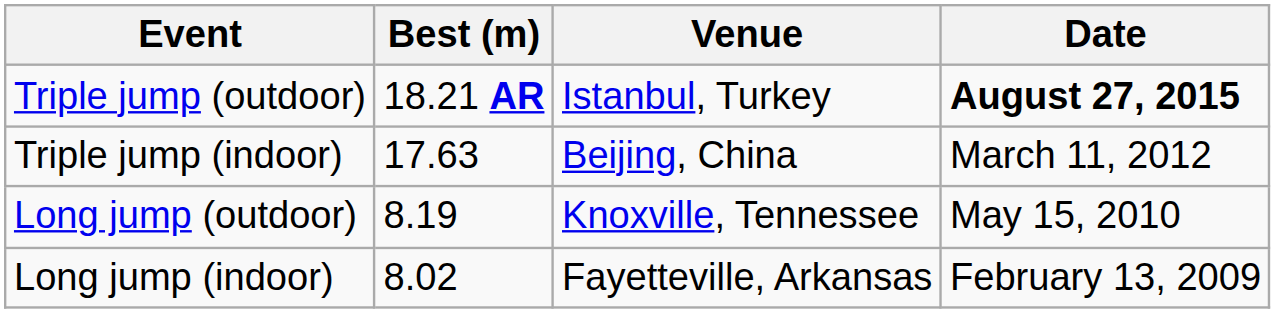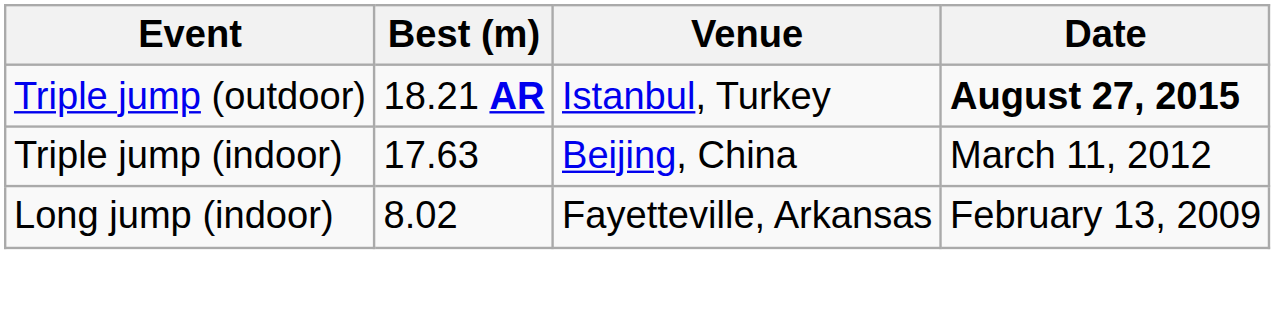- row: (185, 215)
